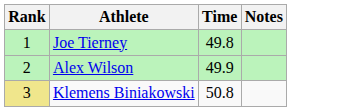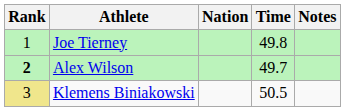+ column: (225, 17)
(27, 67) normal -> (27, 67) bold
(220, 67) 49.9 -> (273, 67) 49.7
(220, 93) 50.8 -> (273, 93) 50.5
